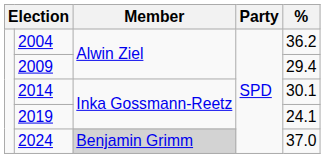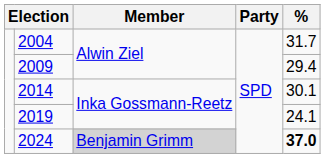(301, 41) 36.2 -> (301, 41) 31.7
(301, 141) normal -> (301, 141) bold
